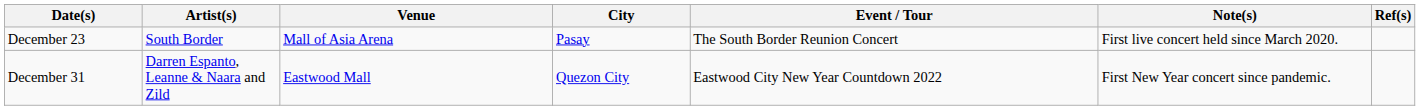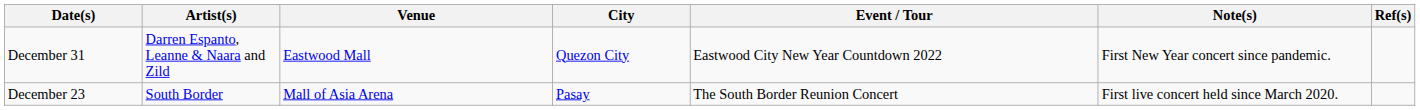rows swapped: (46, 38) <-> (46, 77)
